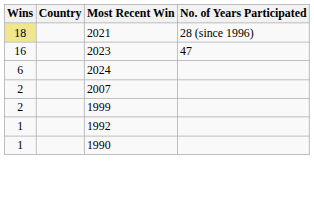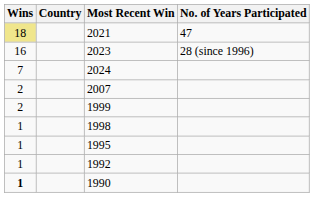(217, 32) 28 (since 1996) -> (186, 32) 47
(186, 51) 47 -> (217, 51) 28 (since 1996)
(20, 70) 6 -> (20, 70) 7
+ row: (99, 126)
+ row: (99, 145)
(20, 145) normal -> (20, 182) bold
